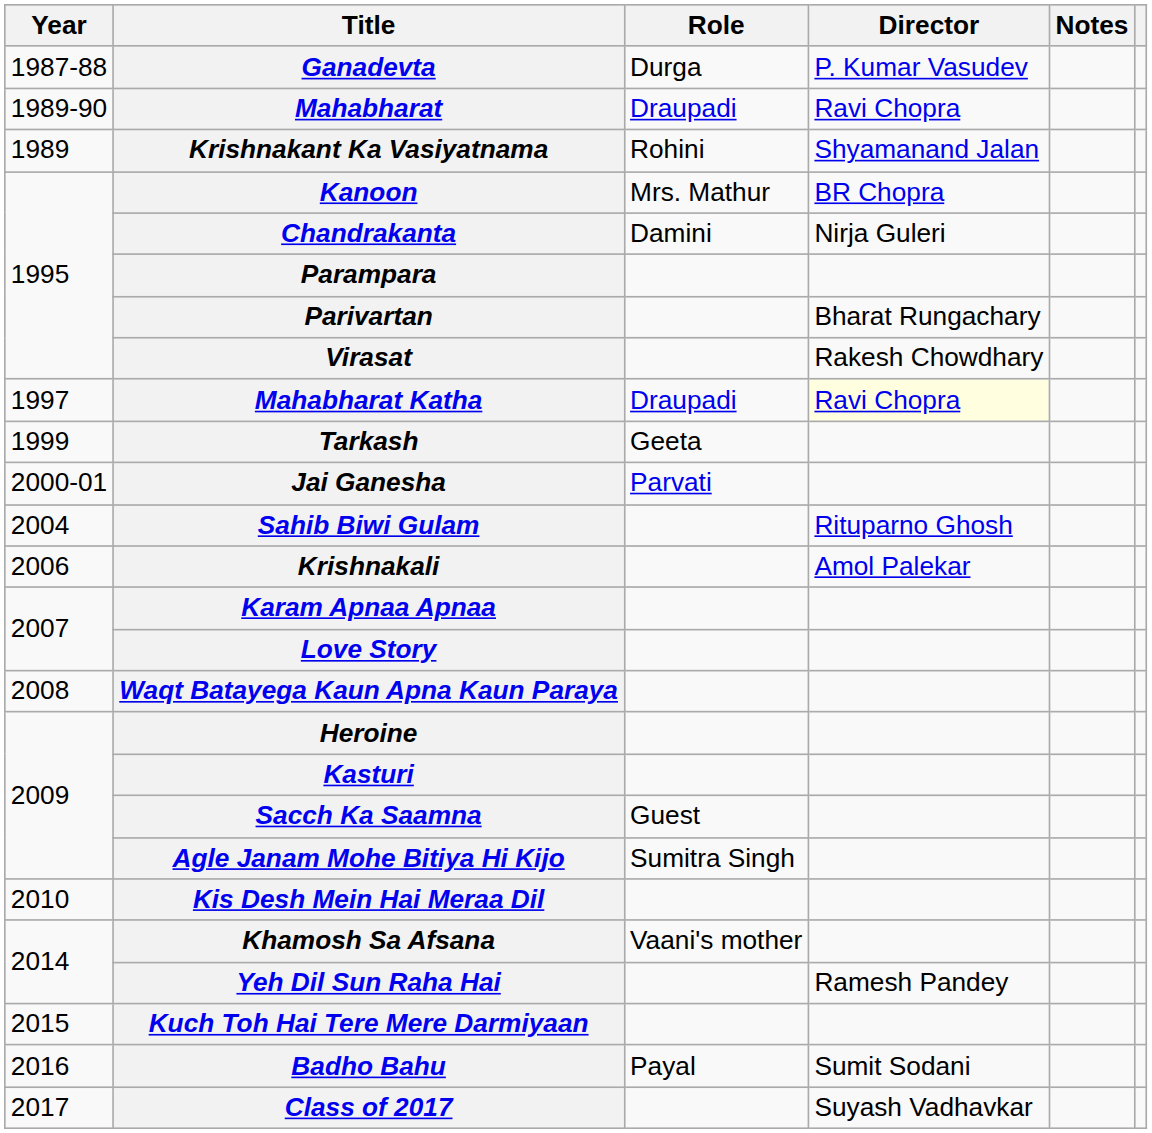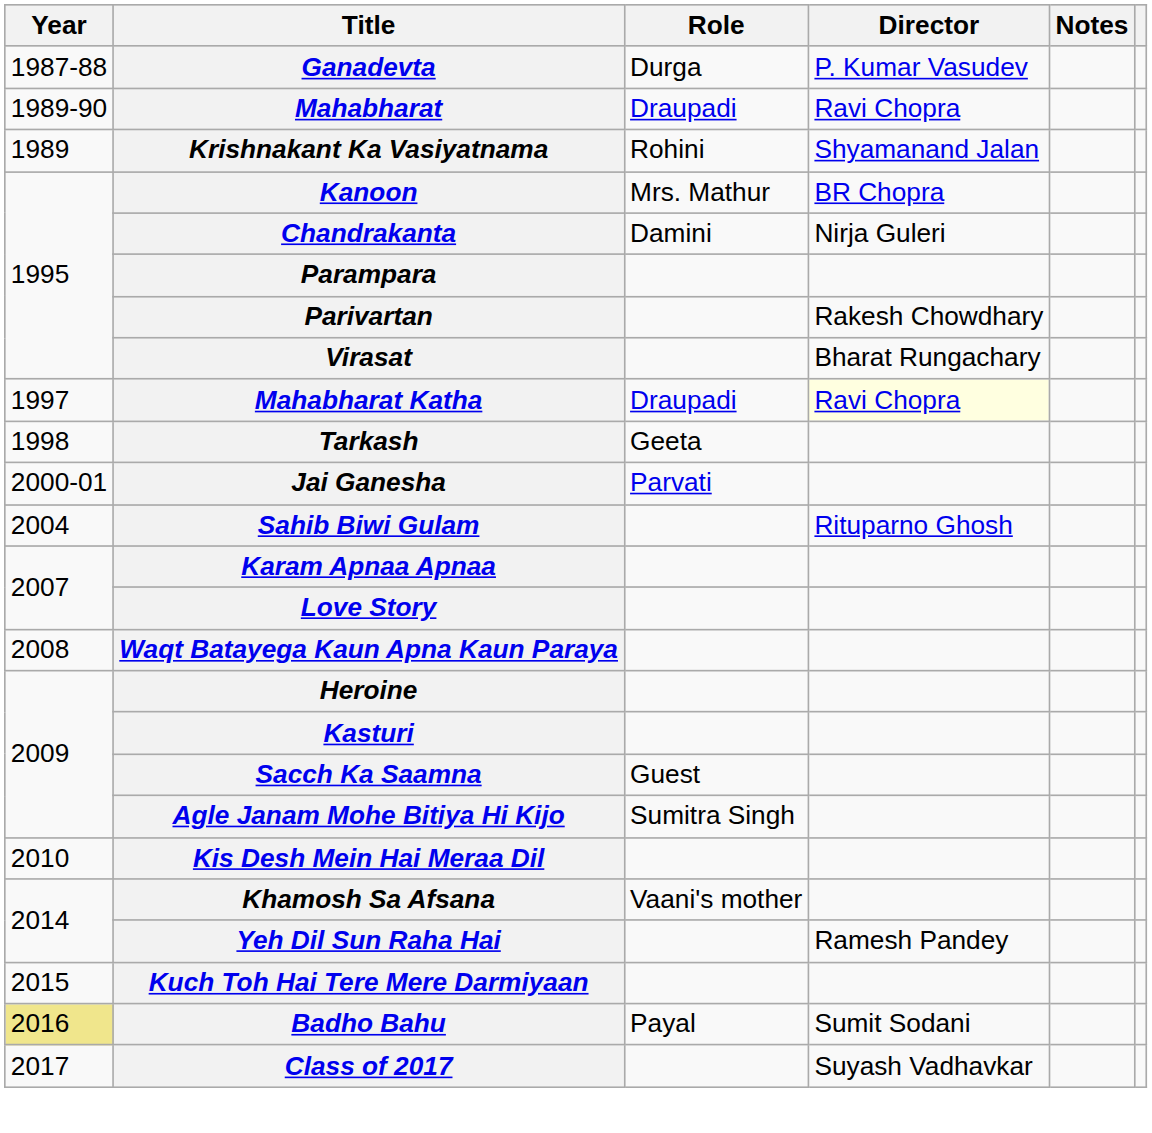(927, 316) Bharat Rungachary -> (929, 316) Rakesh Chowdhary
(929, 358) Rakesh Chowdhary -> (927, 358) Bharat Rungachary
(40, 441) 1999 -> (40, 441) 1998
- row: (369, 566)
(40, 1065) no background -> (40, 1024) khaki background
